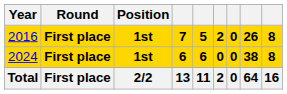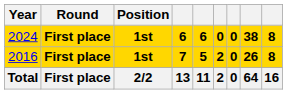rows swapped: (23, 36) <-> (23, 57)
